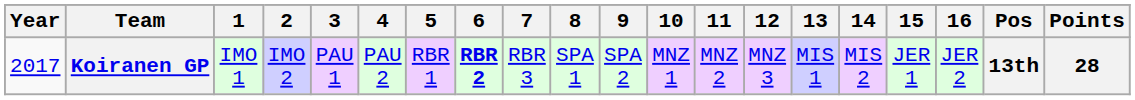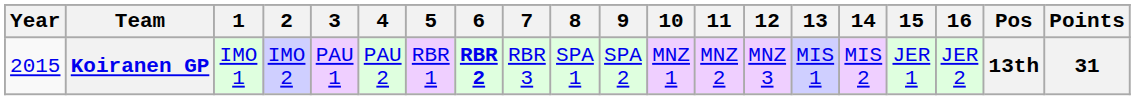(35, 66) 2017 -> (35, 66) 2015
(1087, 66) 28 -> (1087, 66) 31
